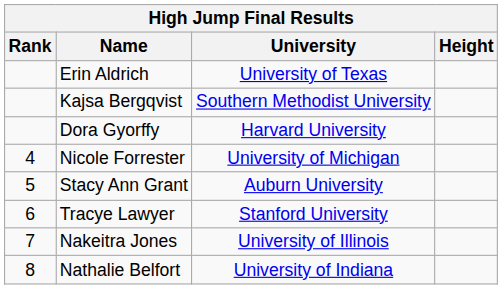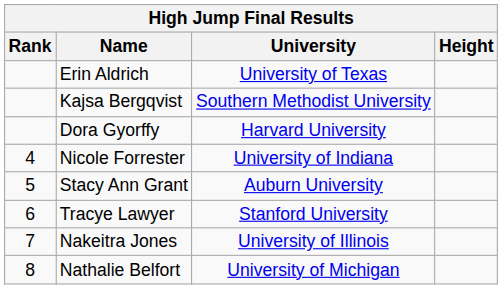(313, 158) University of Michigan -> (313, 158) University of Indiana
(313, 269) University of Indiana -> (313, 269) University of Michigan
